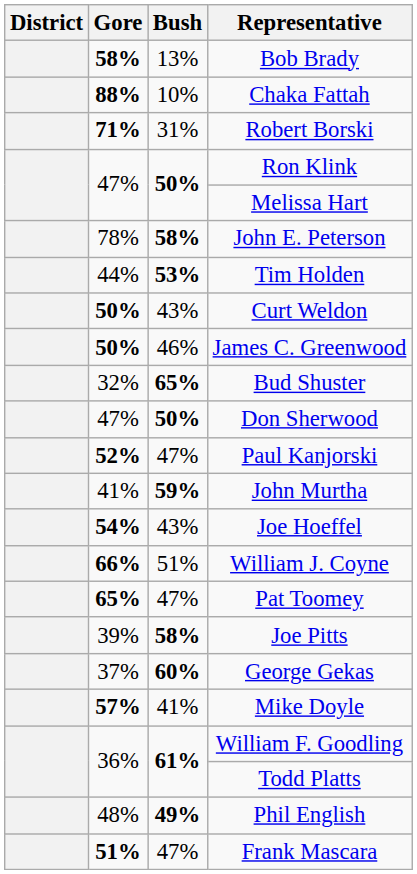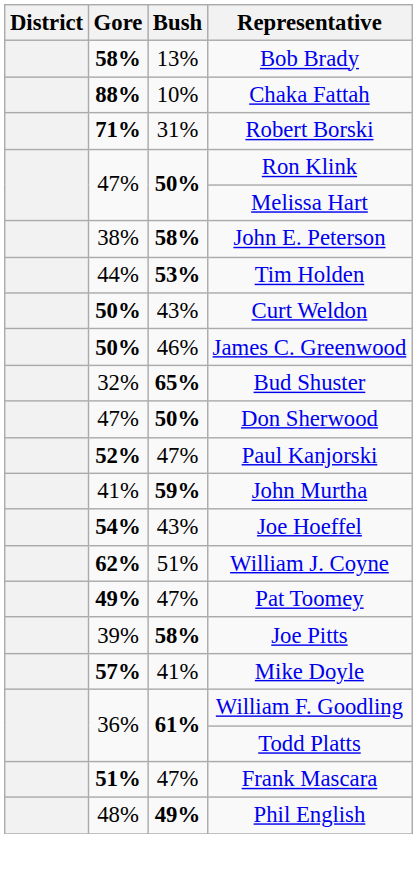(118, 238) 78% -> (118, 238) 38%
(118, 563) 66% -> (118, 563) 62%
(118, 599) 65% -> (118, 599) 49%
- row: (309, 671)
rows swapped: (309, 851) <-> (309, 815)
